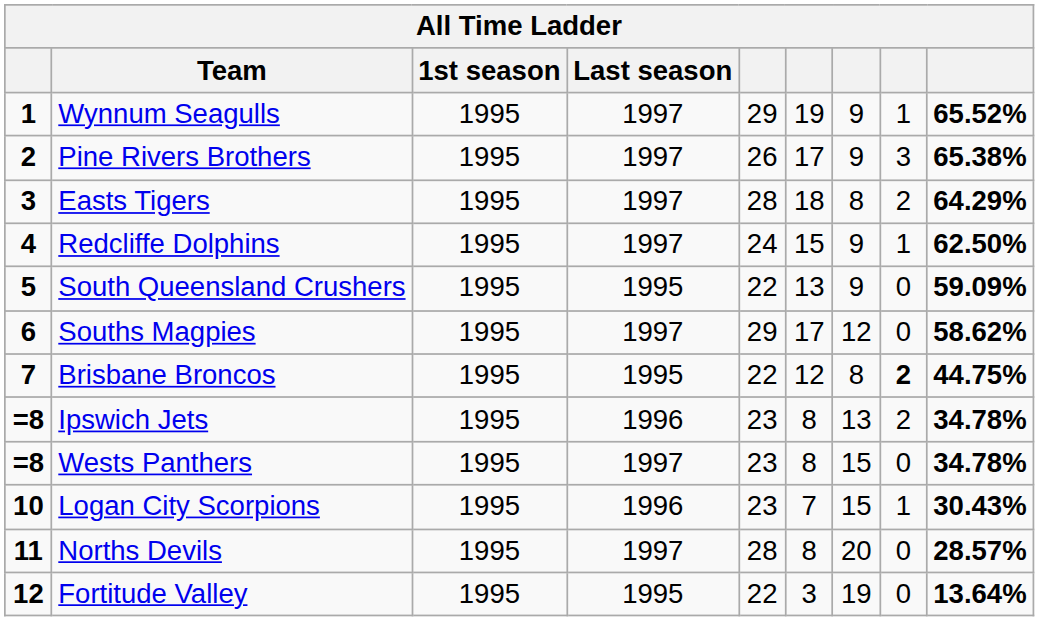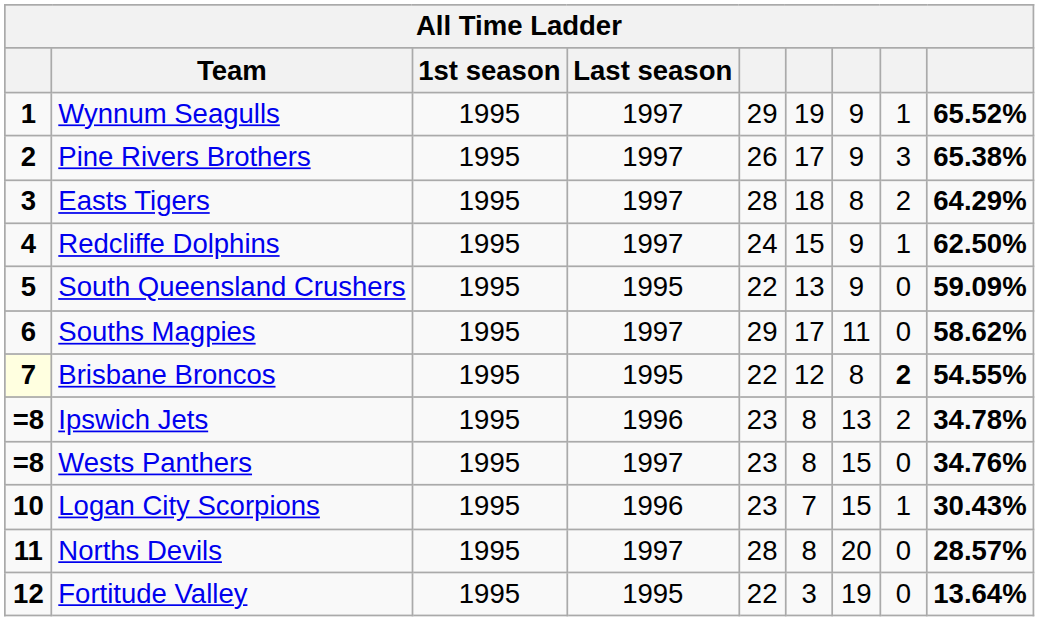(856, 331) 12 -> (856, 331) 11
(28, 375) no background -> (28, 375) lightyellow background
(980, 375) 44.75% -> (980, 375) 54.55%
(980, 462) 34.78% -> (980, 462) 34.76%
